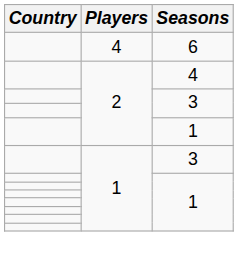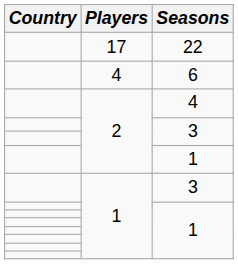+ row: (117, 46)
